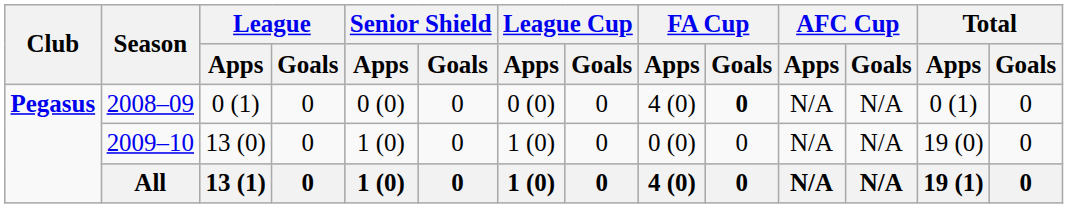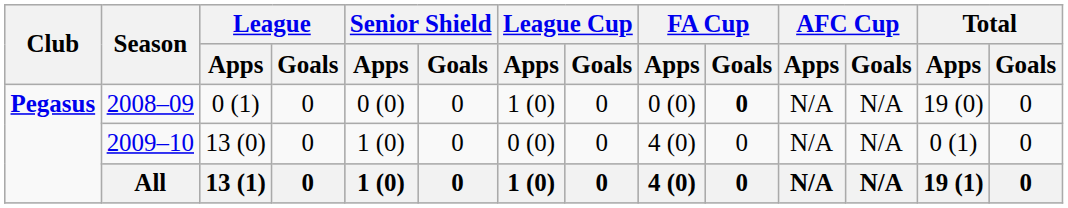(531, 103) 0 (0) -> (531, 103) 1 (0)
(672, 103) 4 (0) -> (672, 103) 0 (0)
(954, 103) 0 (1) -> (954, 103) 19 (0)
(531, 143) 1 (0) -> (531, 143) 0 (0)
(672, 143) 0 (0) -> (672, 143) 4 (0)
(954, 143) 19 (0) -> (954, 143) 0 (1)
